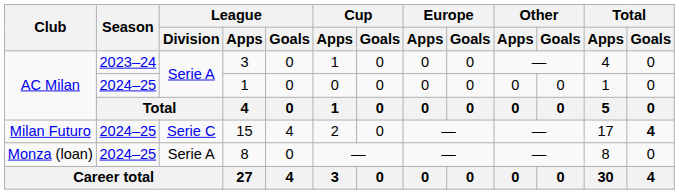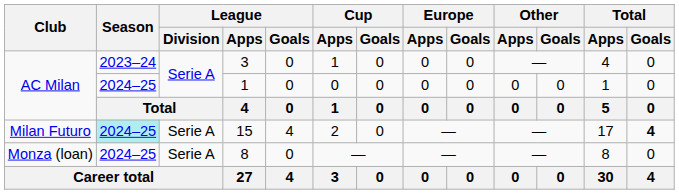(128, 131) no background -> (128, 131) paleturquoise background
(191, 131) Serie C -> (191, 131) Serie A
